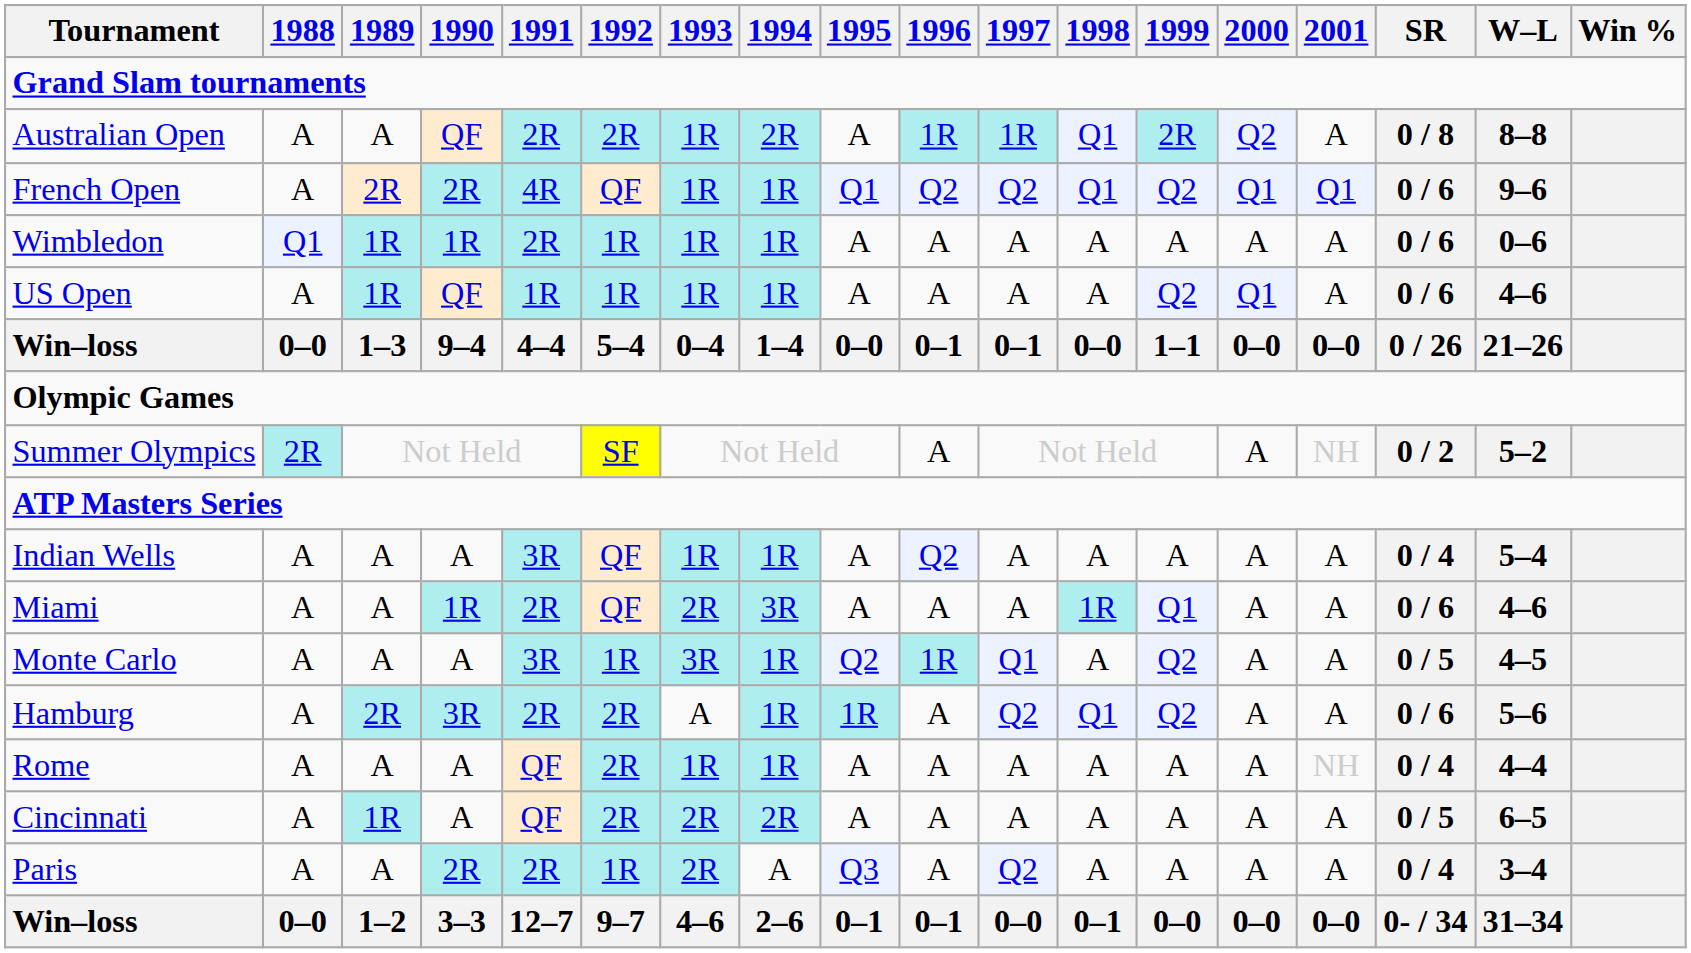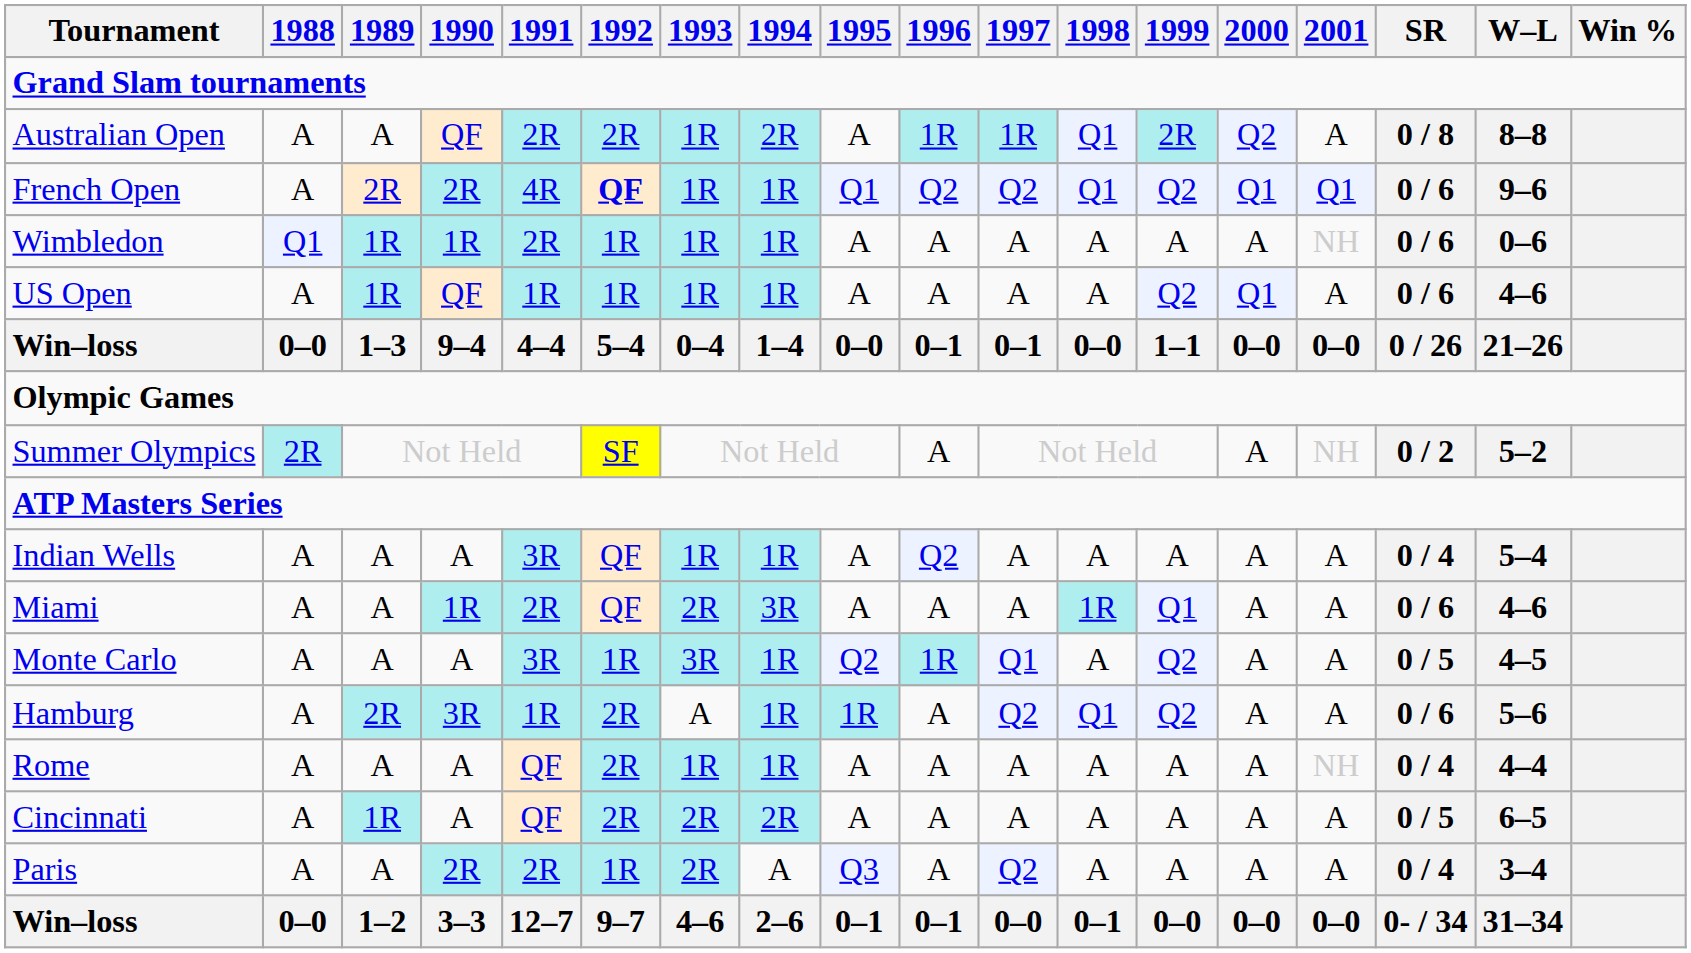(621, 187) normal -> (621, 187) bold
(1336, 239) A -> (1336, 239) NH
(541, 711) 2R -> (541, 711) 1R
